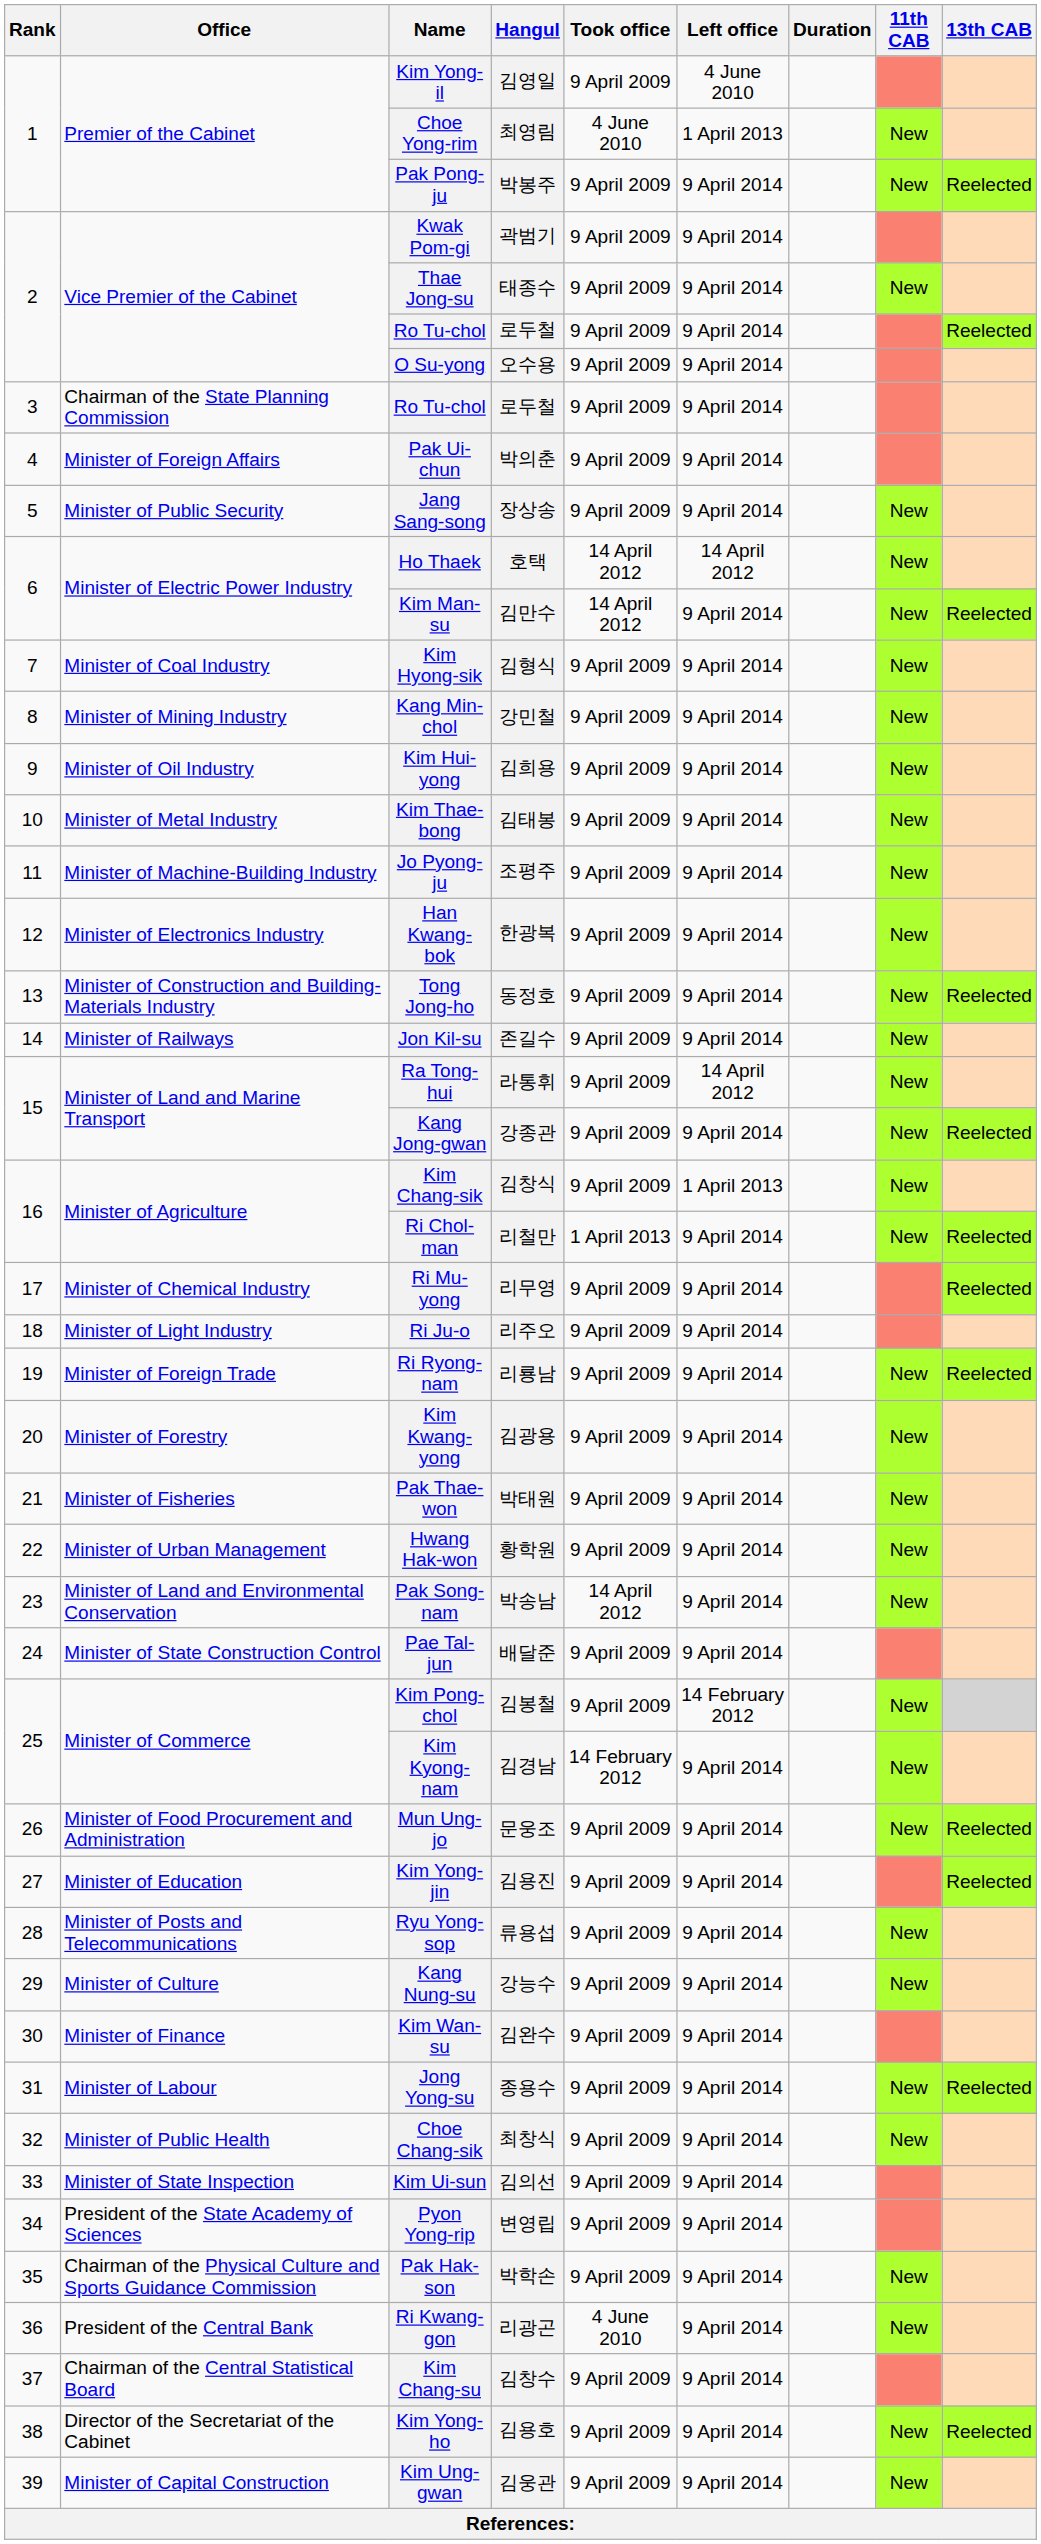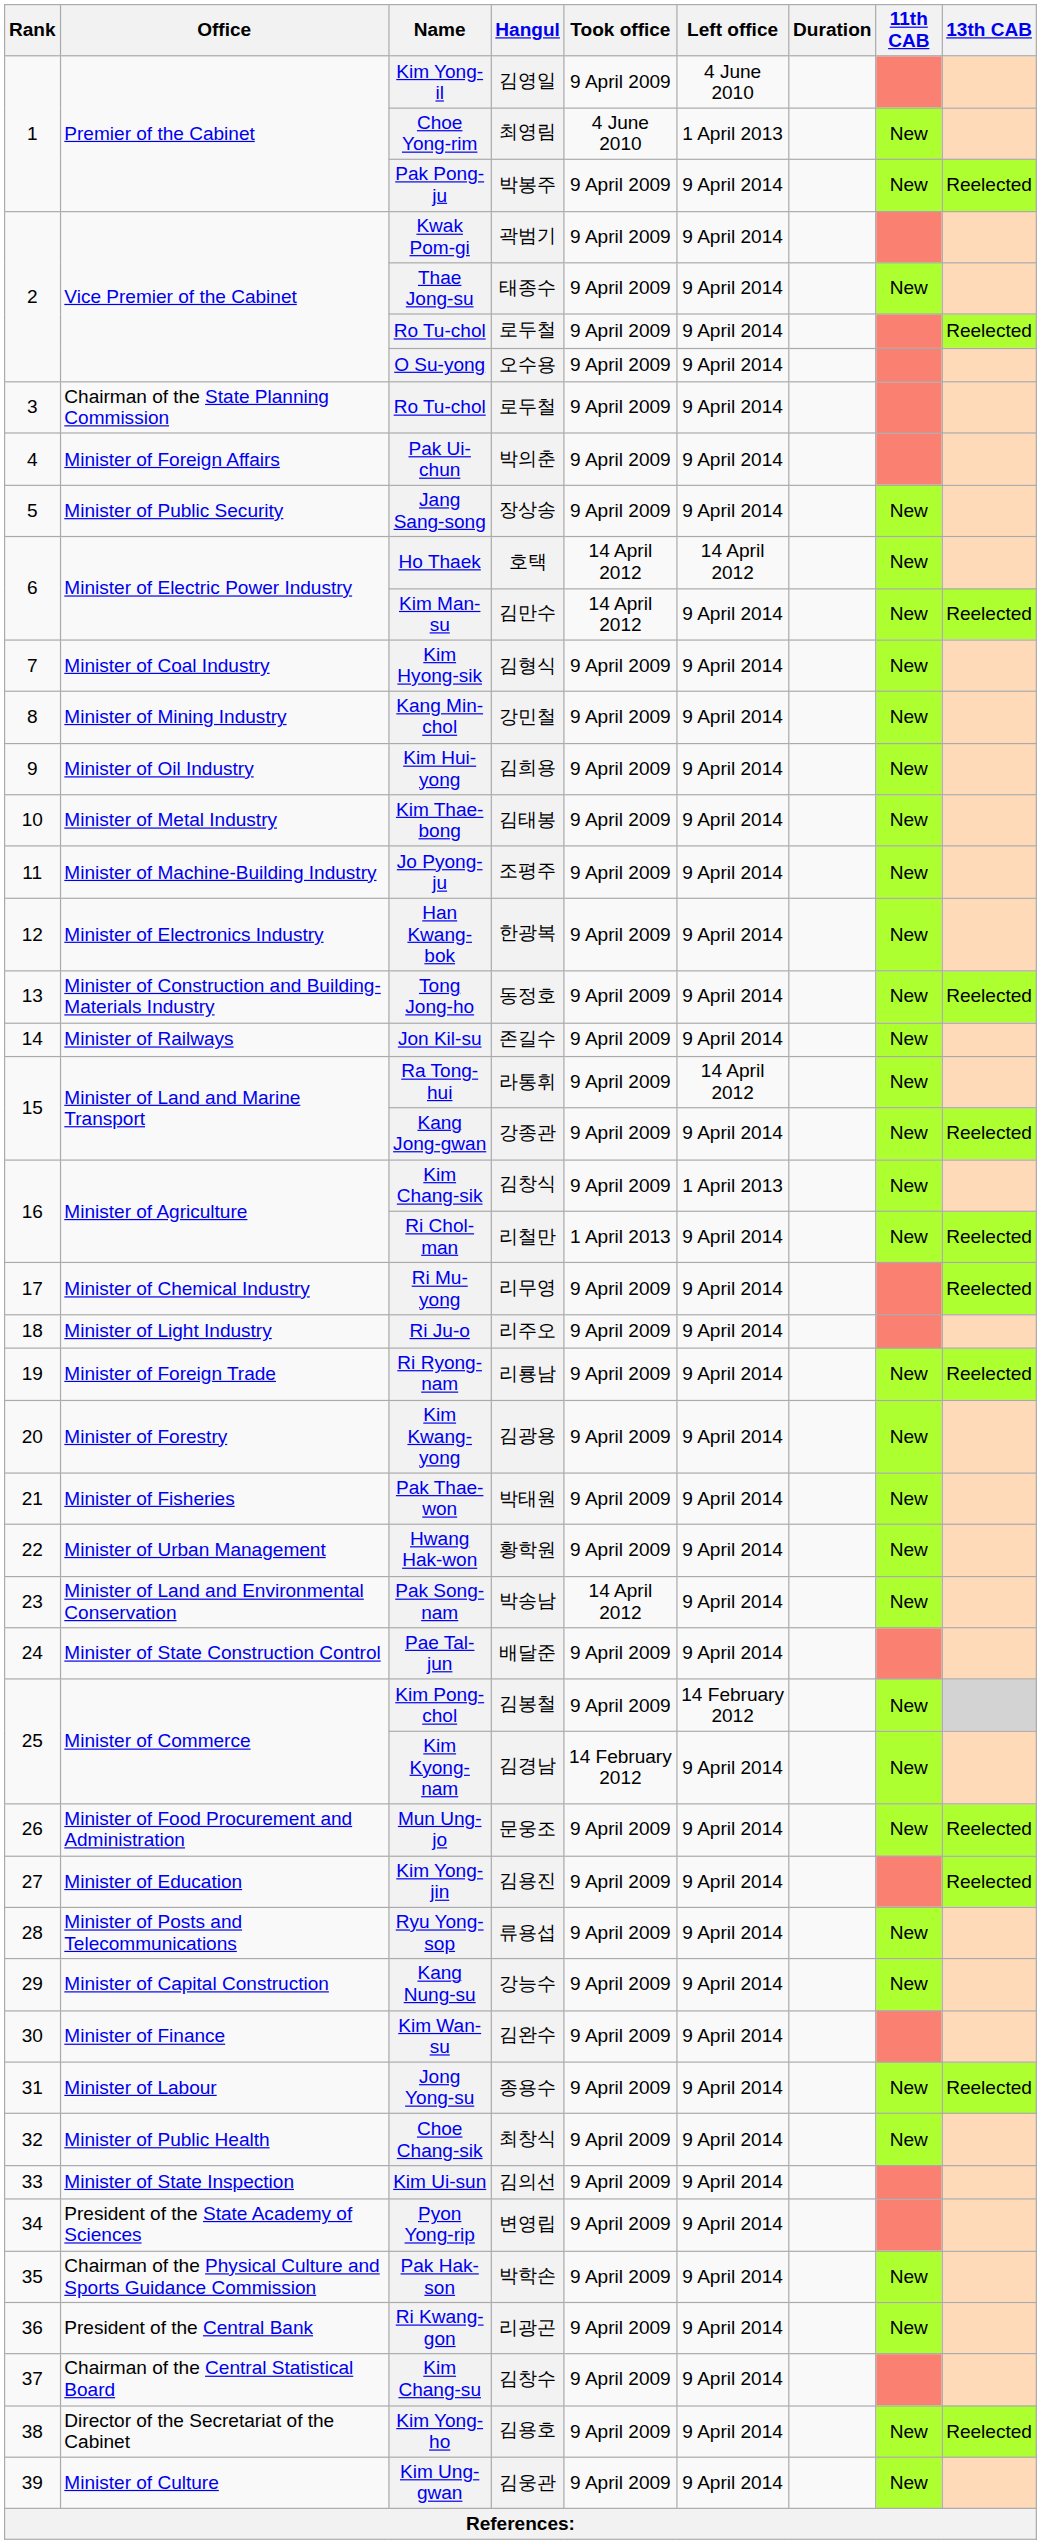(142, 1984) Minister of Culture -> (197, 1984) Minister of Capital Construction
(620, 2328) 4 June 2010 -> (620, 2328) 9 April 2009
(197, 2482) Minister of Capital Construction -> (142, 2482) Minister of Culture
